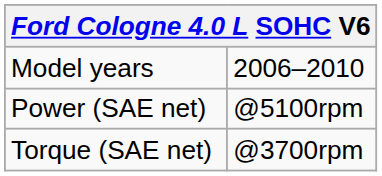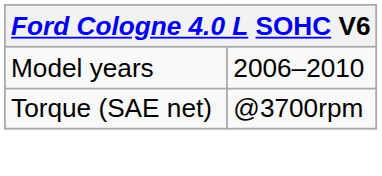- row: (109, 109)
